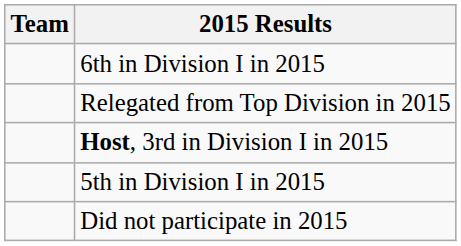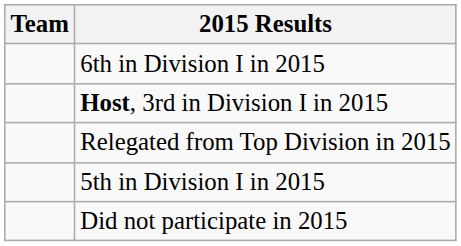rows swapped: (234, 142) <-> (265, 102)
